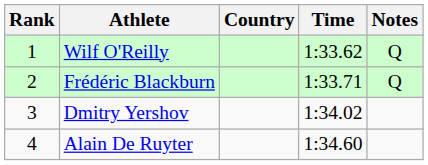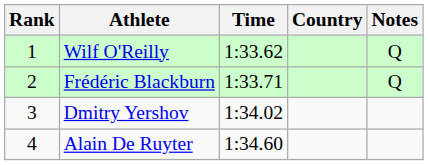columns swapped: (259, 19) <-> (333, 19)
